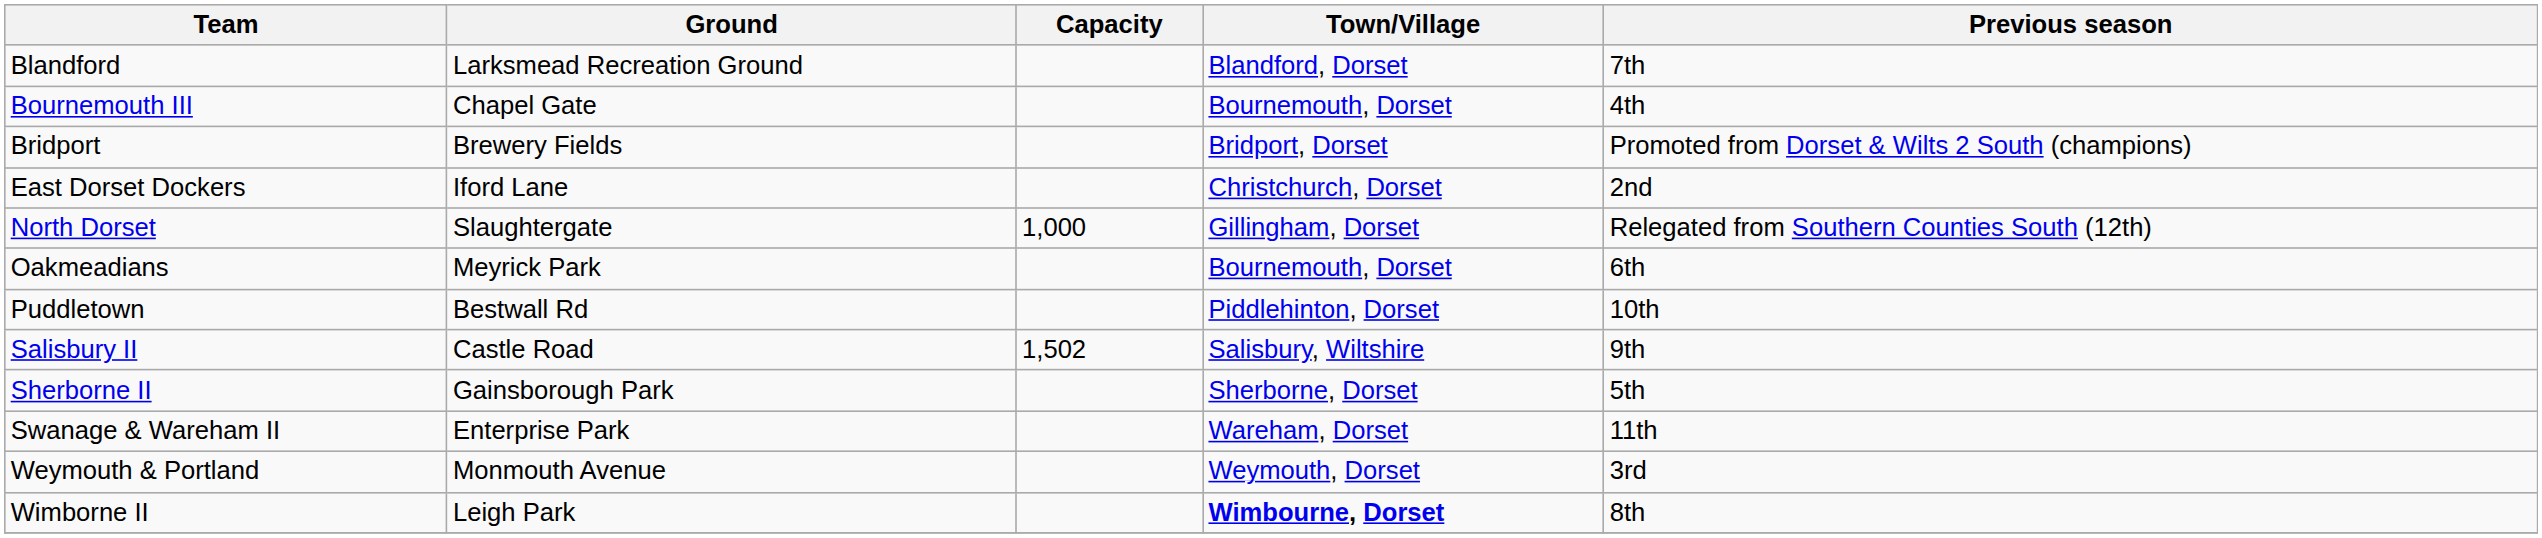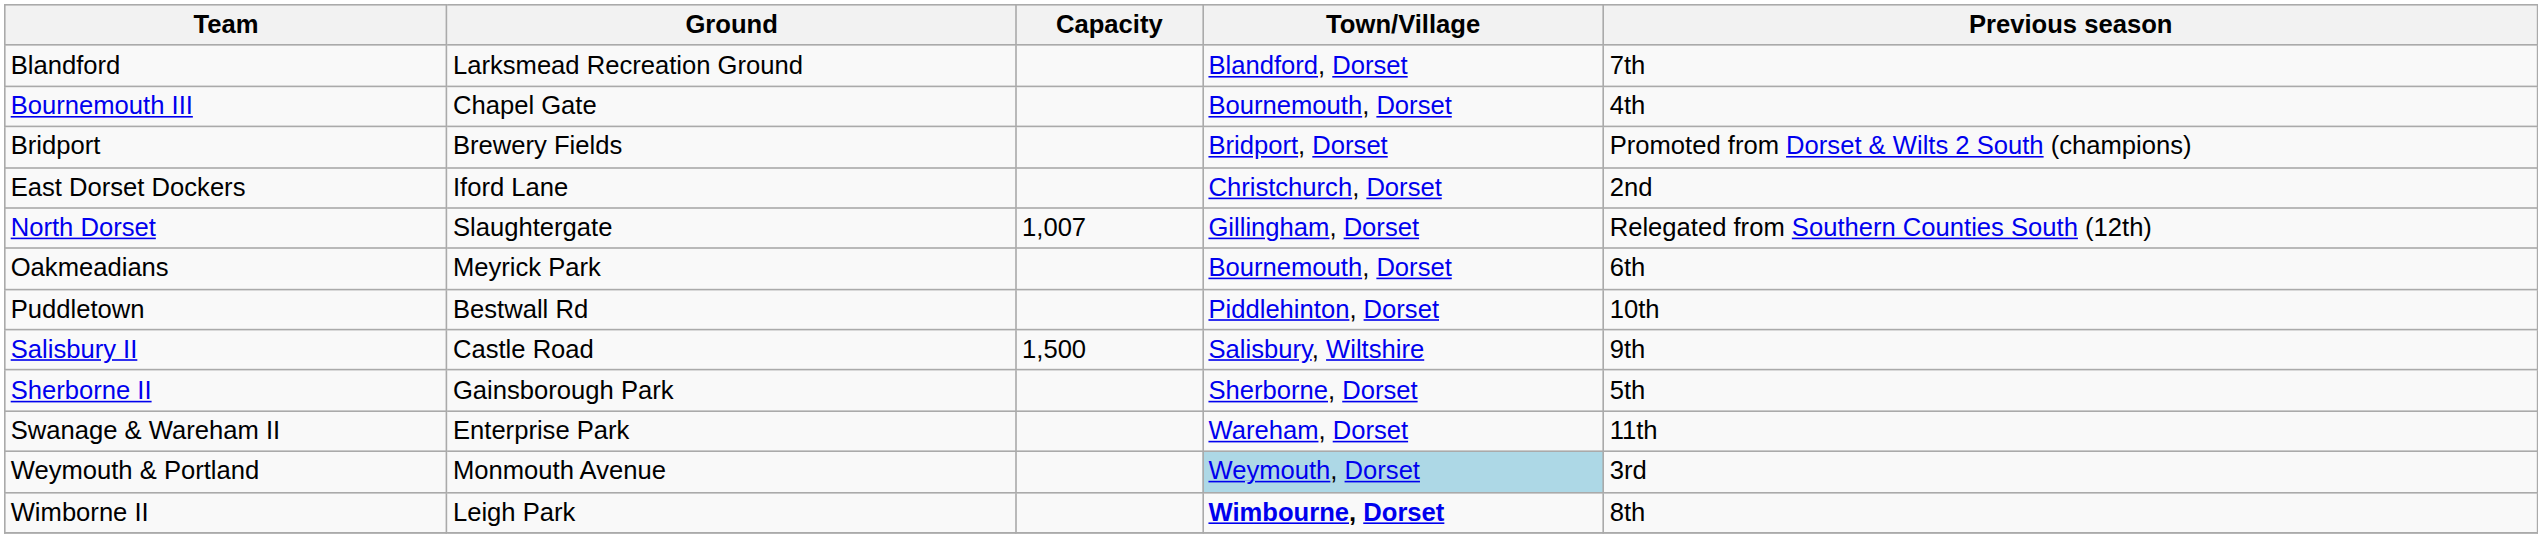(1054, 227) 1,000 -> (1054, 227) 1,007
(1054, 349) 1,502 -> (1054, 349) 1,500
(1314, 471) no background -> (1314, 471) lightblue background
